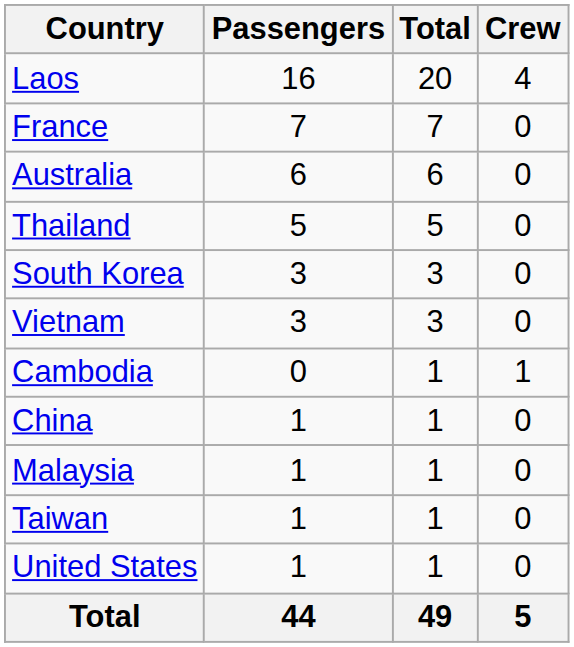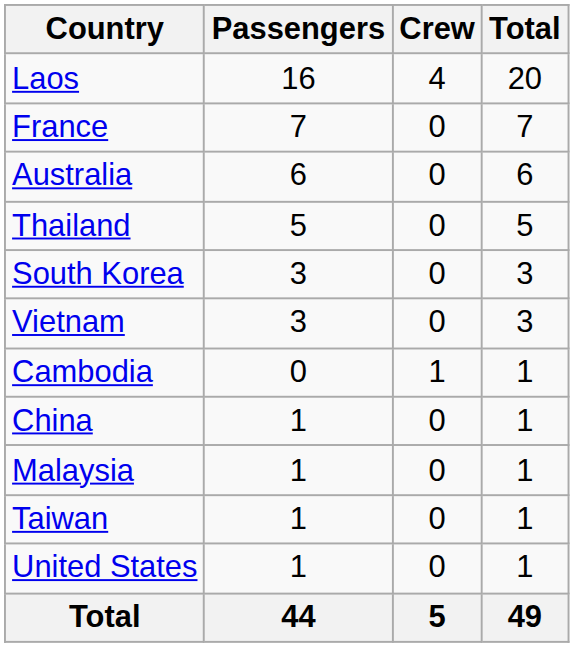columns swapped: (523, 28) <-> (435, 28)
